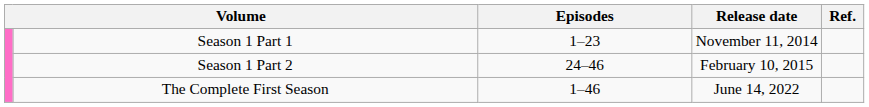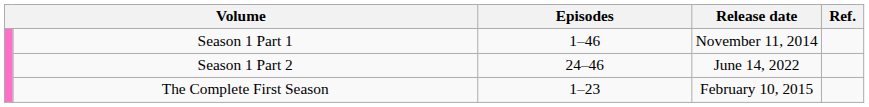(585, 41) 1–23 -> (585, 41) 1–46
(757, 65) February 10, 2015 -> (757, 65) June 14, 2022
(585, 89) 1–46 -> (585, 89) 1–23
(757, 89) June 14, 2022 -> (757, 89) February 10, 2015
